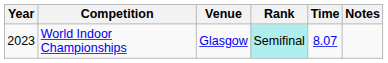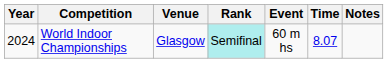+ column: (286, 14)
(21, 41) 2023 -> (21, 41) 2024
